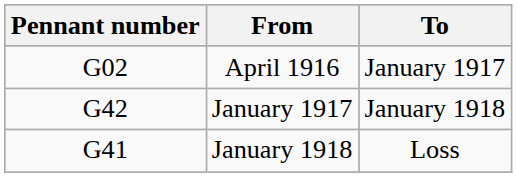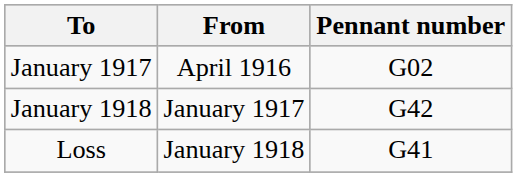columns swapped: (105, 25) <-> (435, 25)
